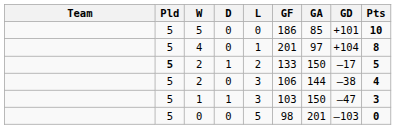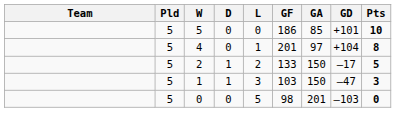(170, 64) bold -> (170, 64) normal
- row: (199, 82)
